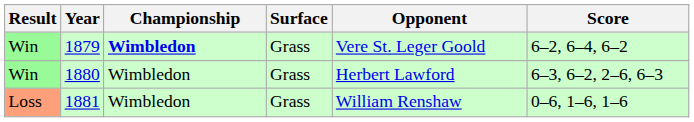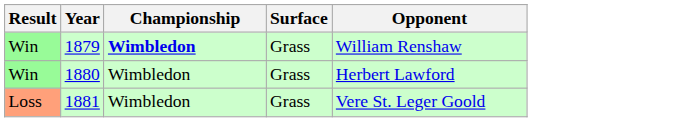- column: (608, 18)
(411, 46) Vere St. Leger Goold -> (399, 46) William Renshaw
(399, 102) William Renshaw -> (411, 102) Vere St. Leger Goold
